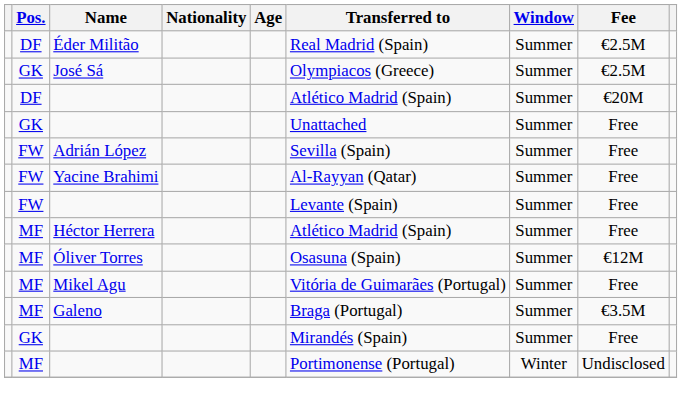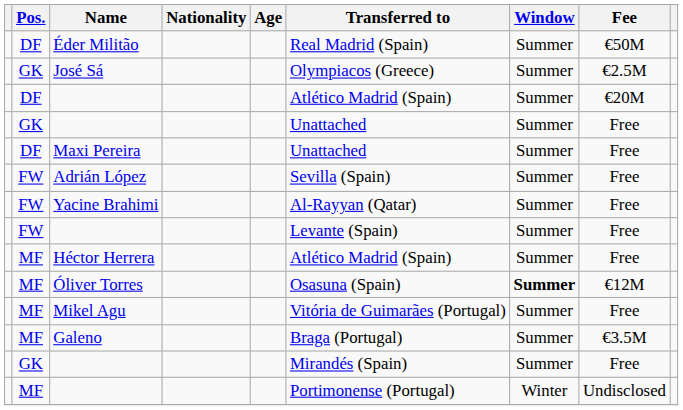(623, 44) €2.5M -> (624, 44) €50M
+ row: (31, 151)
(544, 257) normal -> (544, 284) bold
